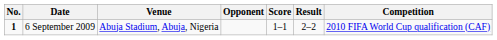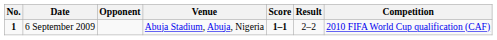columns swapped: (159, 12) <-> (244, 12)
(280, 27) normal -> (280, 27) bold
